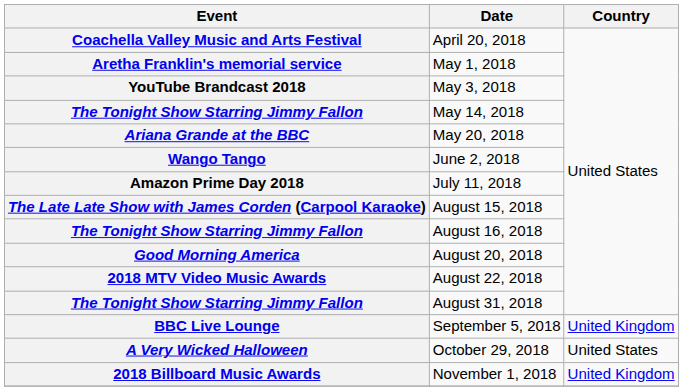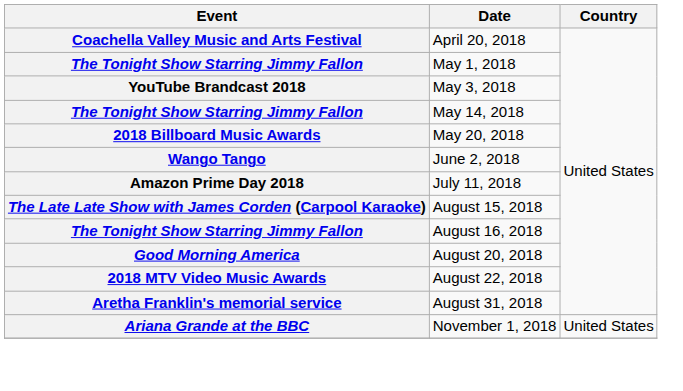(217, 64) Aretha Franklin's memorial service -> (217, 64) The Tonight Show Starring Jimmy Fallon
(217, 135) Ariana Grande at the BBC -> (217, 135) 2018 Billboard Music Awards
(217, 302) The Tonight Show Starring Jimmy Fallon -> (217, 302) Aretha Franklin's memorial service
- row: (497, 326)
- row: (491, 350)
(217, 374) 2018 Billboard Music Awards -> (217, 326) Ariana Grande at the BBC
(621, 374) United Kingdom -> (609, 326) United States
